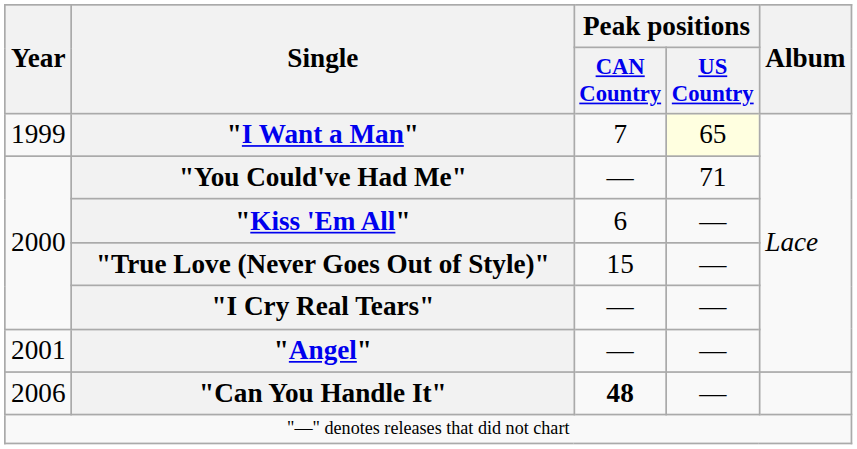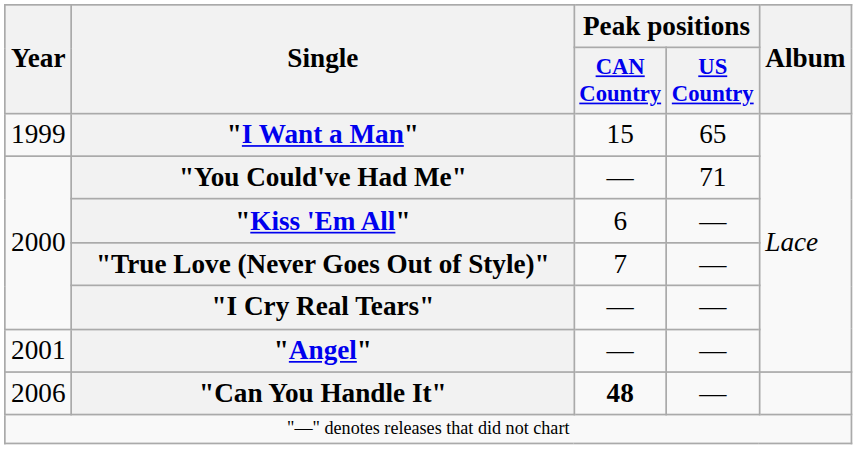(620, 134) 7 -> (620, 134) 15
(713, 134) lightyellow background -> (713, 134) no background
(620, 263) 15 -> (620, 263) 7
